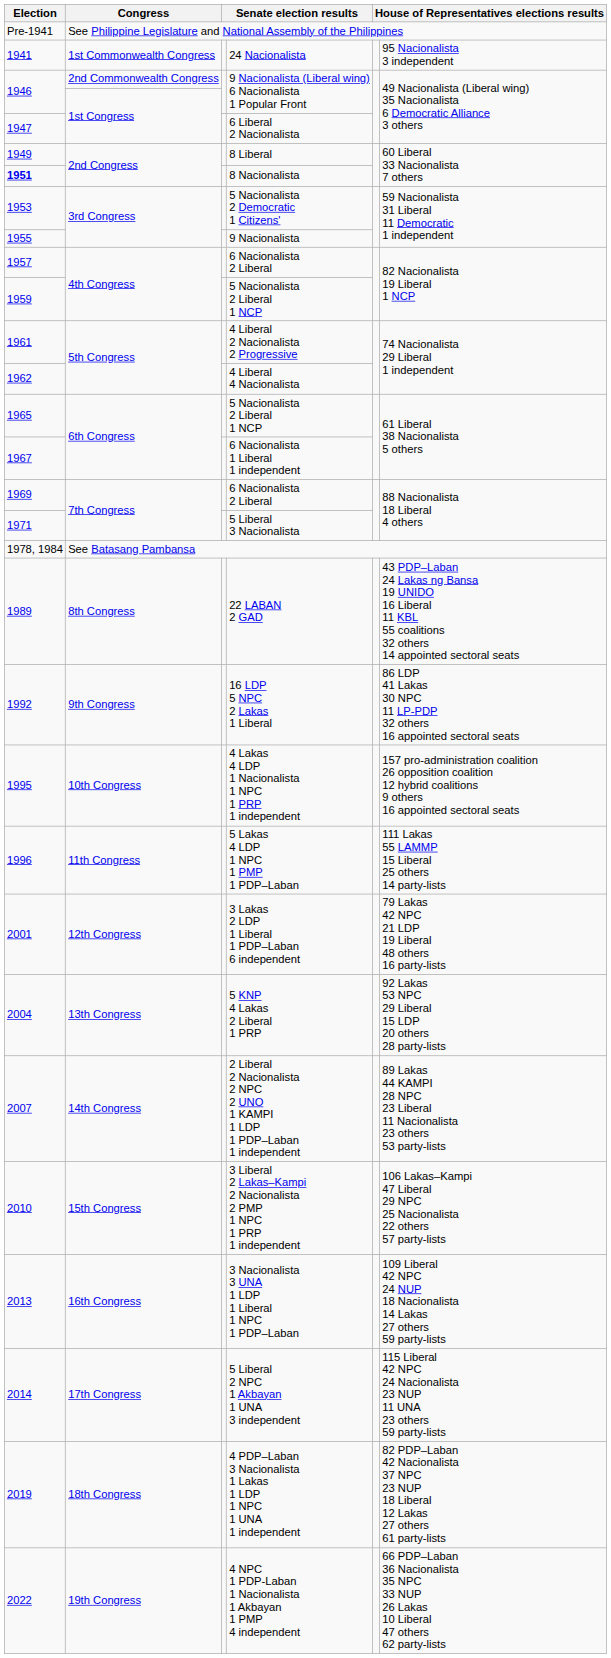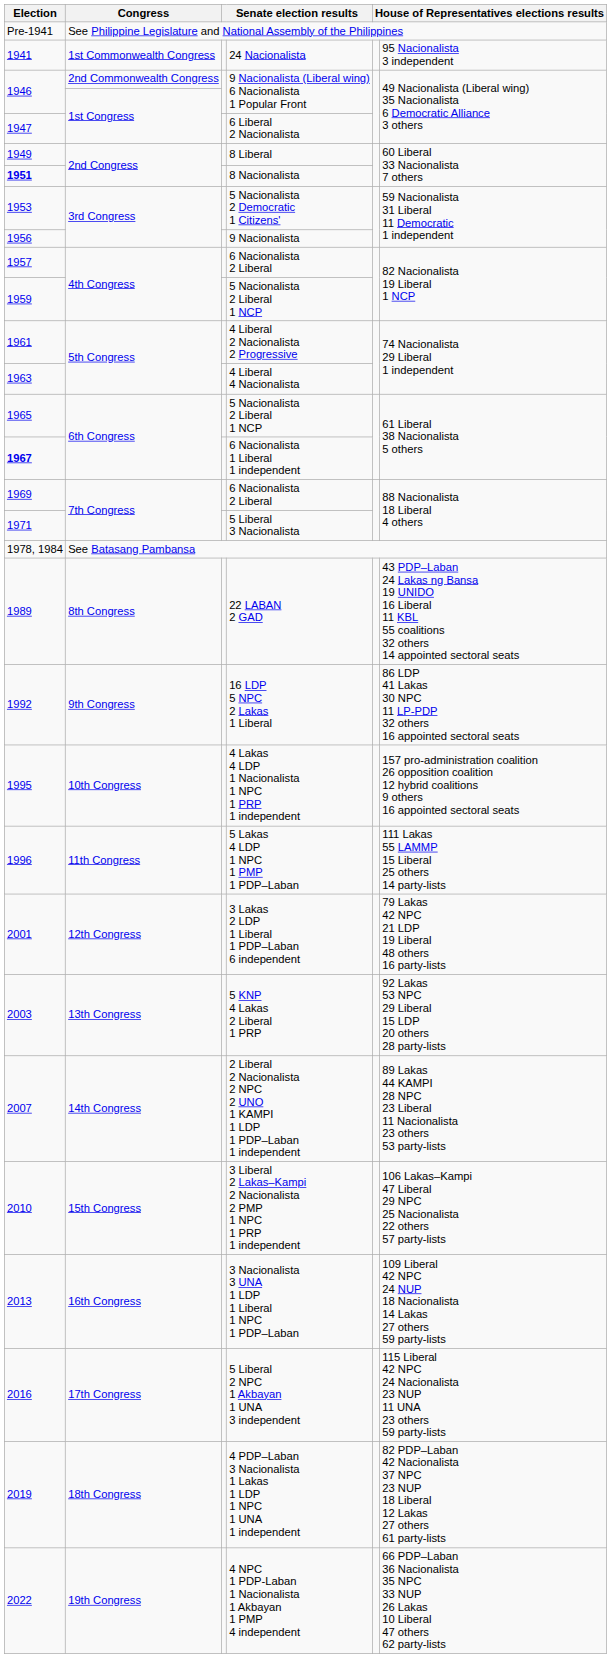(19, 238) 1955 -> (19, 238) 1956
(19, 378) 1962 -> (19, 378) 1963
(19, 458) normal -> (19, 458) bold
(19, 1015) 2004 -> (19, 1015) 2003
(19, 1395) 2014 -> (19, 1395) 2016
